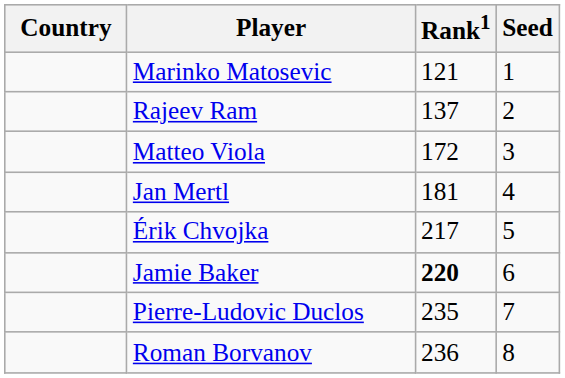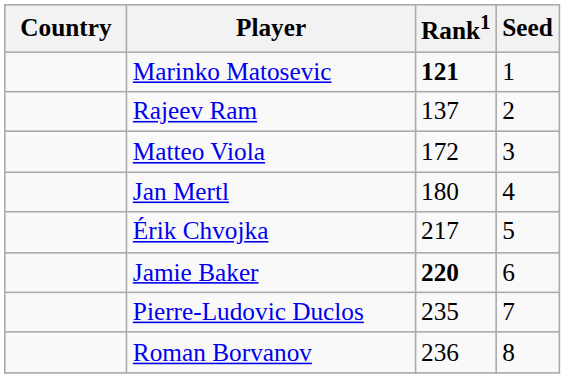(440, 71) normal -> (440, 71) bold
(440, 191) 181 -> (440, 191) 180
